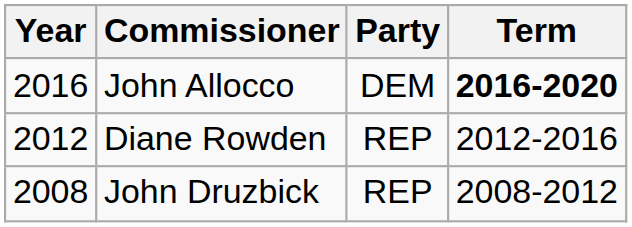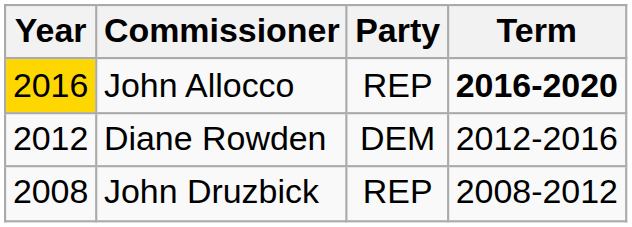(51, 85) no background -> (51, 85) gold background
(398, 85) DEM -> (398, 85) REP
(398, 138) REP -> (398, 138) DEM
